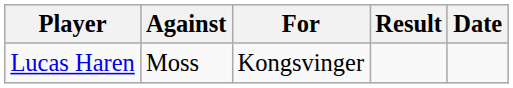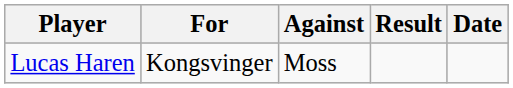columns swapped: (301, 23) <-> (186, 23)
